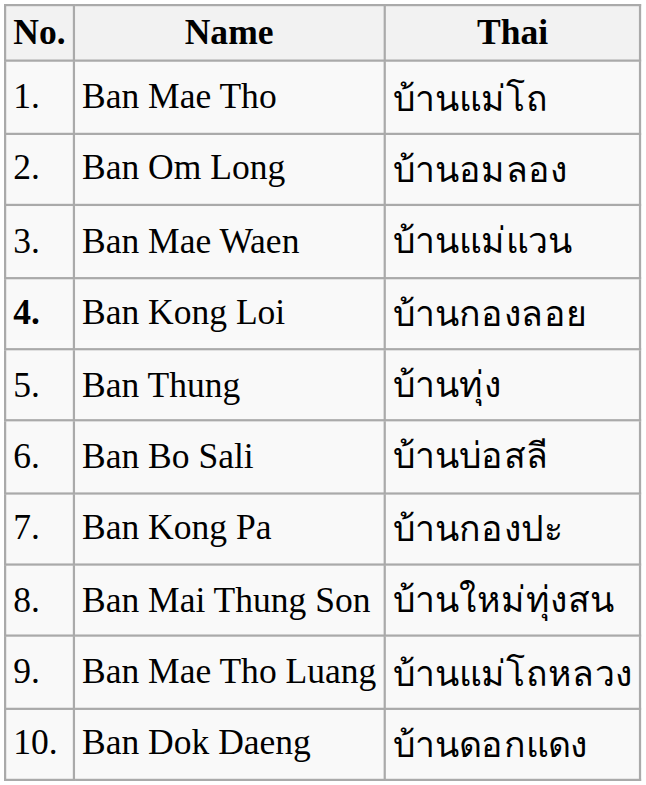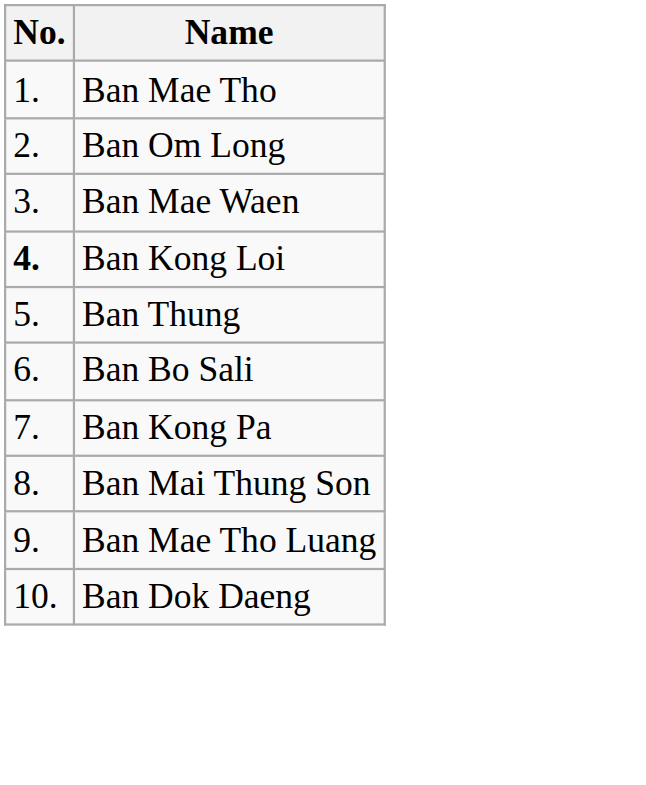- column: (513, 32)
